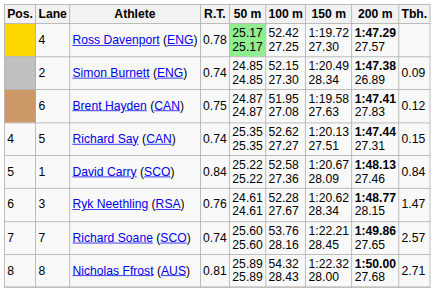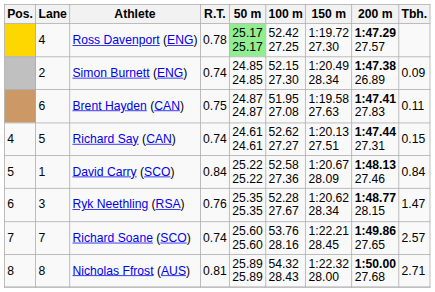(413, 106) 0.12 -> (413, 106) 0.11
(248, 139) 25.35 25.35 -> (248, 139) 24.61 24.61
(248, 205) 24.61 24.61 -> (248, 205) 25.35 25.35
